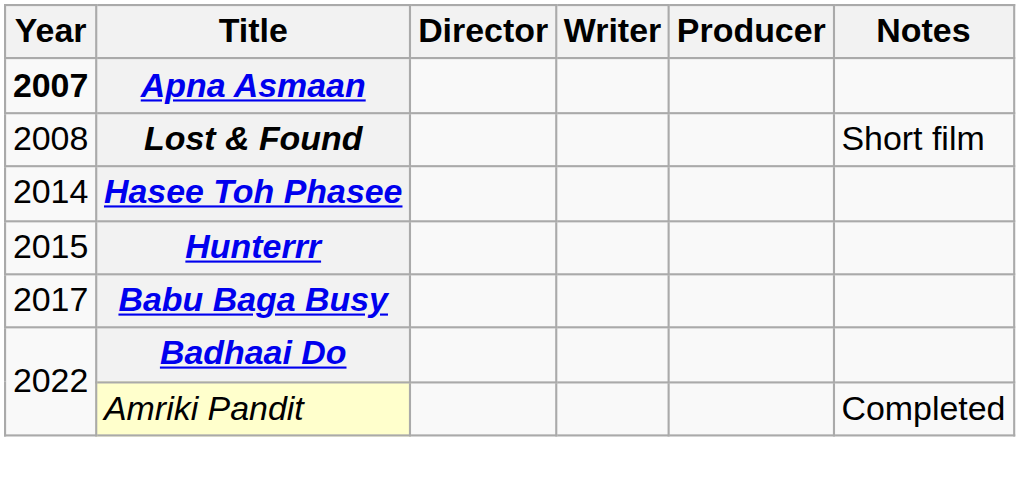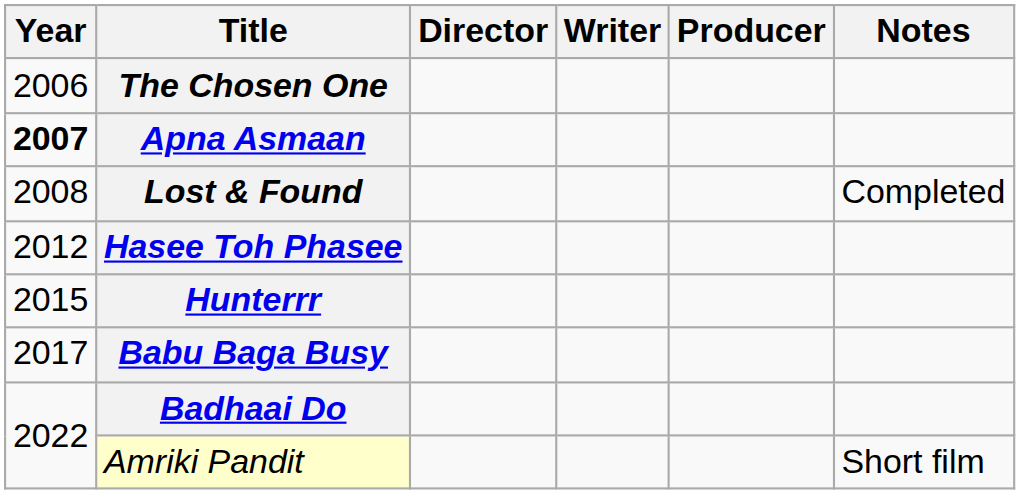+ row: (253, 85)
(913, 138) Short film -> (923, 192) Completed
(51, 192) 2014 -> (51, 246) 2012
(923, 407) Completed -> (913, 461) Short film
